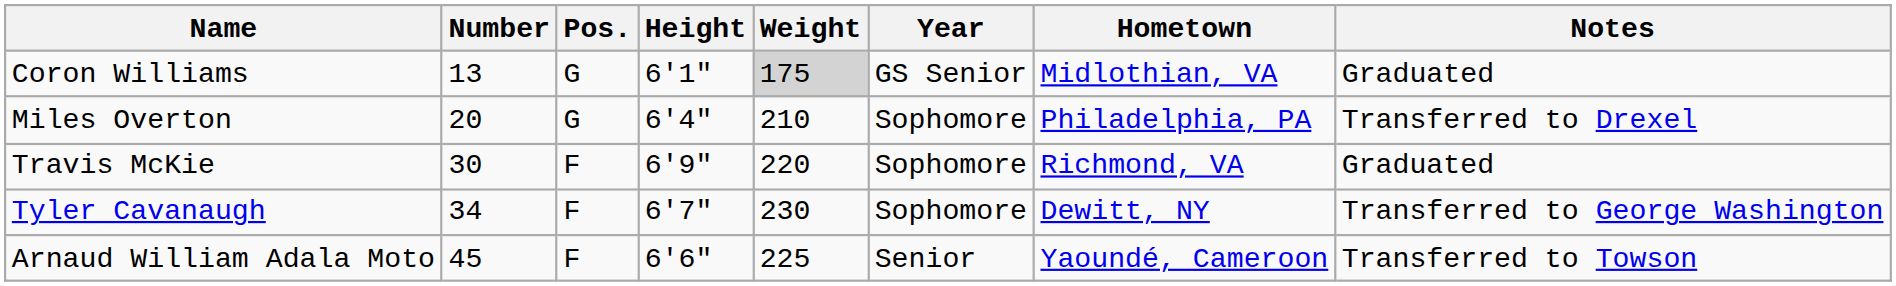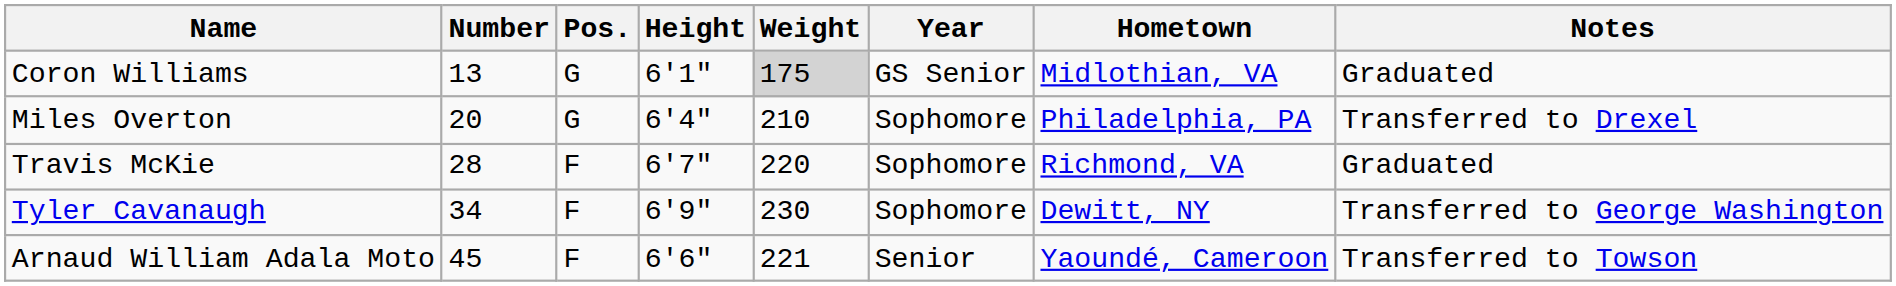(465, 166) 30 -> (465, 166) 28
(679, 166) 6'9" -> (679, 166) 6'7"
(679, 212) 6'7" -> (679, 212) 6'9"
(785, 258) 225 -> (785, 258) 221
